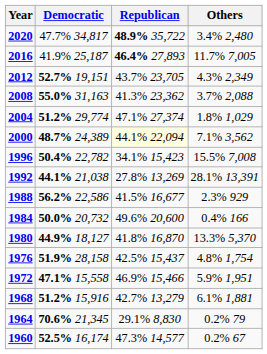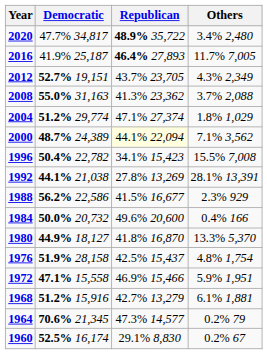(150, 318) 29.1% 8,830 -> (150, 318) 47.3% 14,577
(150, 338) 47.3% 14,577 -> (150, 338) 29.1% 8,830
